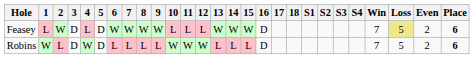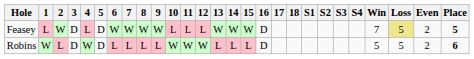(455, 29) 6 -> (455, 29) 5
(377, 45) 7 -> (377, 45) 5
